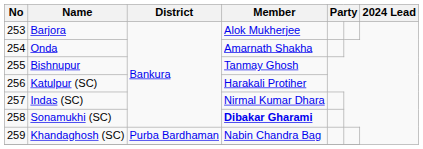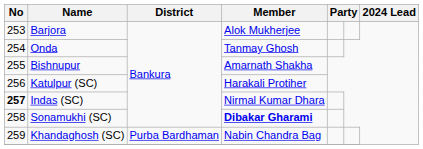(268, 48) Amarnath Shakha -> (261, 48) Tanmay Ghosh
(261, 65) Tanmay Ghosh -> (268, 65) Amarnath Shakha
(16, 100) normal -> (16, 100) bold
